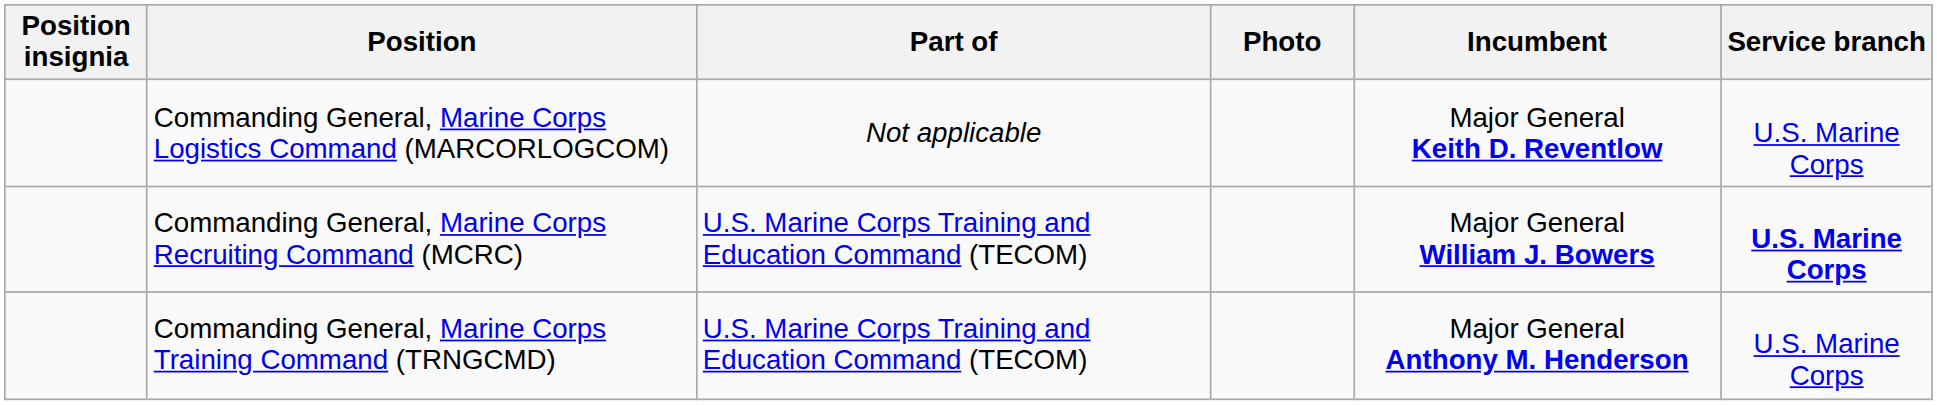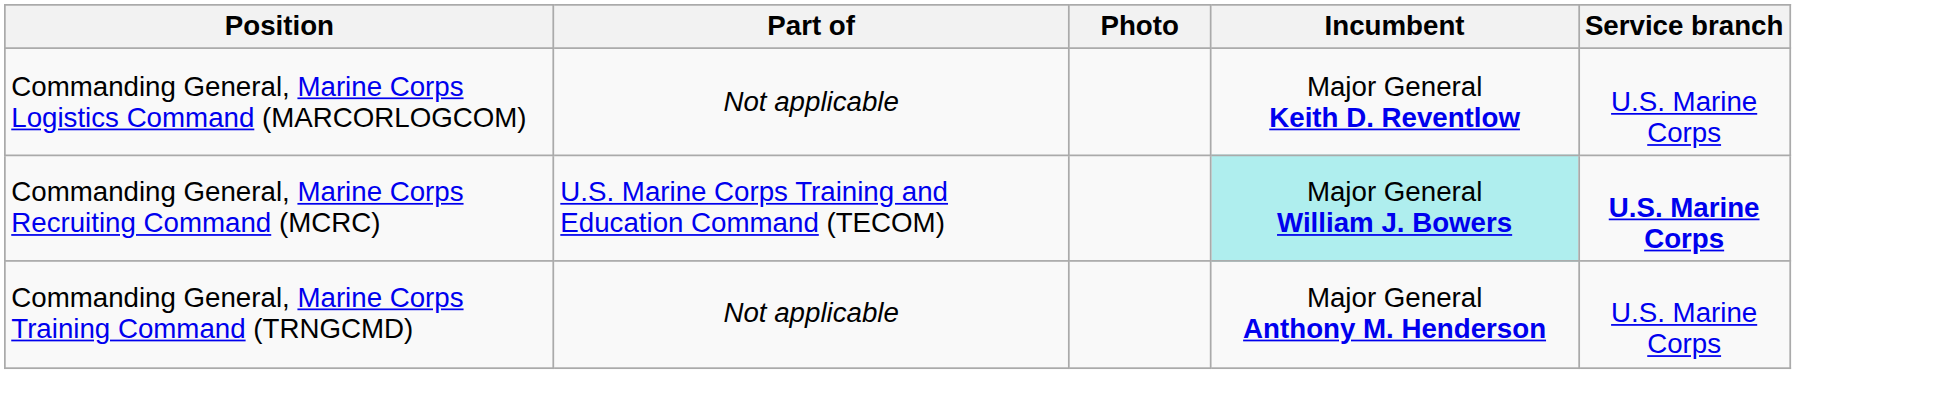- column: (76, 42)
(1537, 238) no background -> (1395, 207) paleturquoise background
(897, 344) U.S. Marine Corps Training and Education Command (TECOM) -> (811, 313) Not applicable
